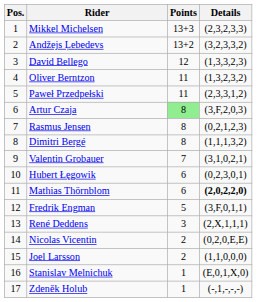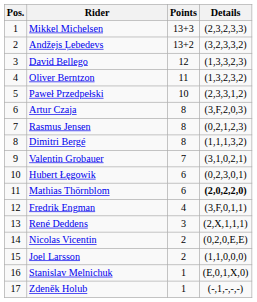(183, 93) 11 -> (183, 93) 10
(183, 110) lightgreen background -> (183, 110) no background
(183, 207) 5 -> (183, 207) 4
